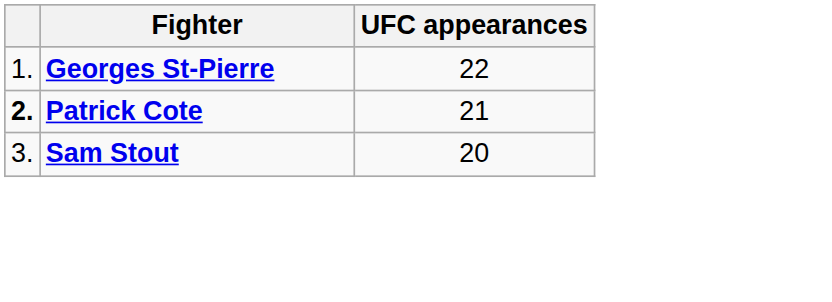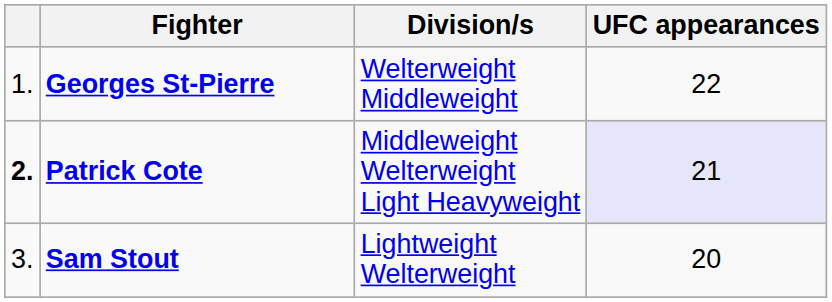+ column: (470, 25)
(474, 111) no background -> (706, 171) lavender background
